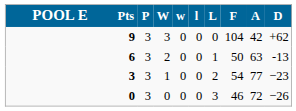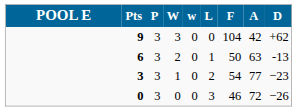- column: (197, 15)
